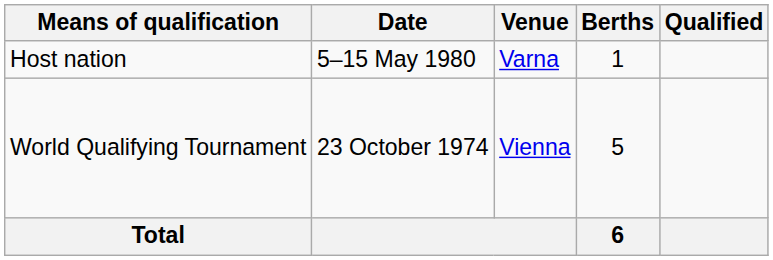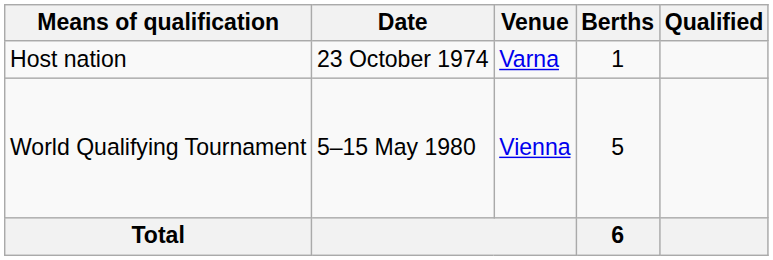(396, 59) 5–15 May 1980 -> (403, 59) 23 October 1974
(403, 147) 23 October 1974 -> (396, 147) 5–15 May 1980
